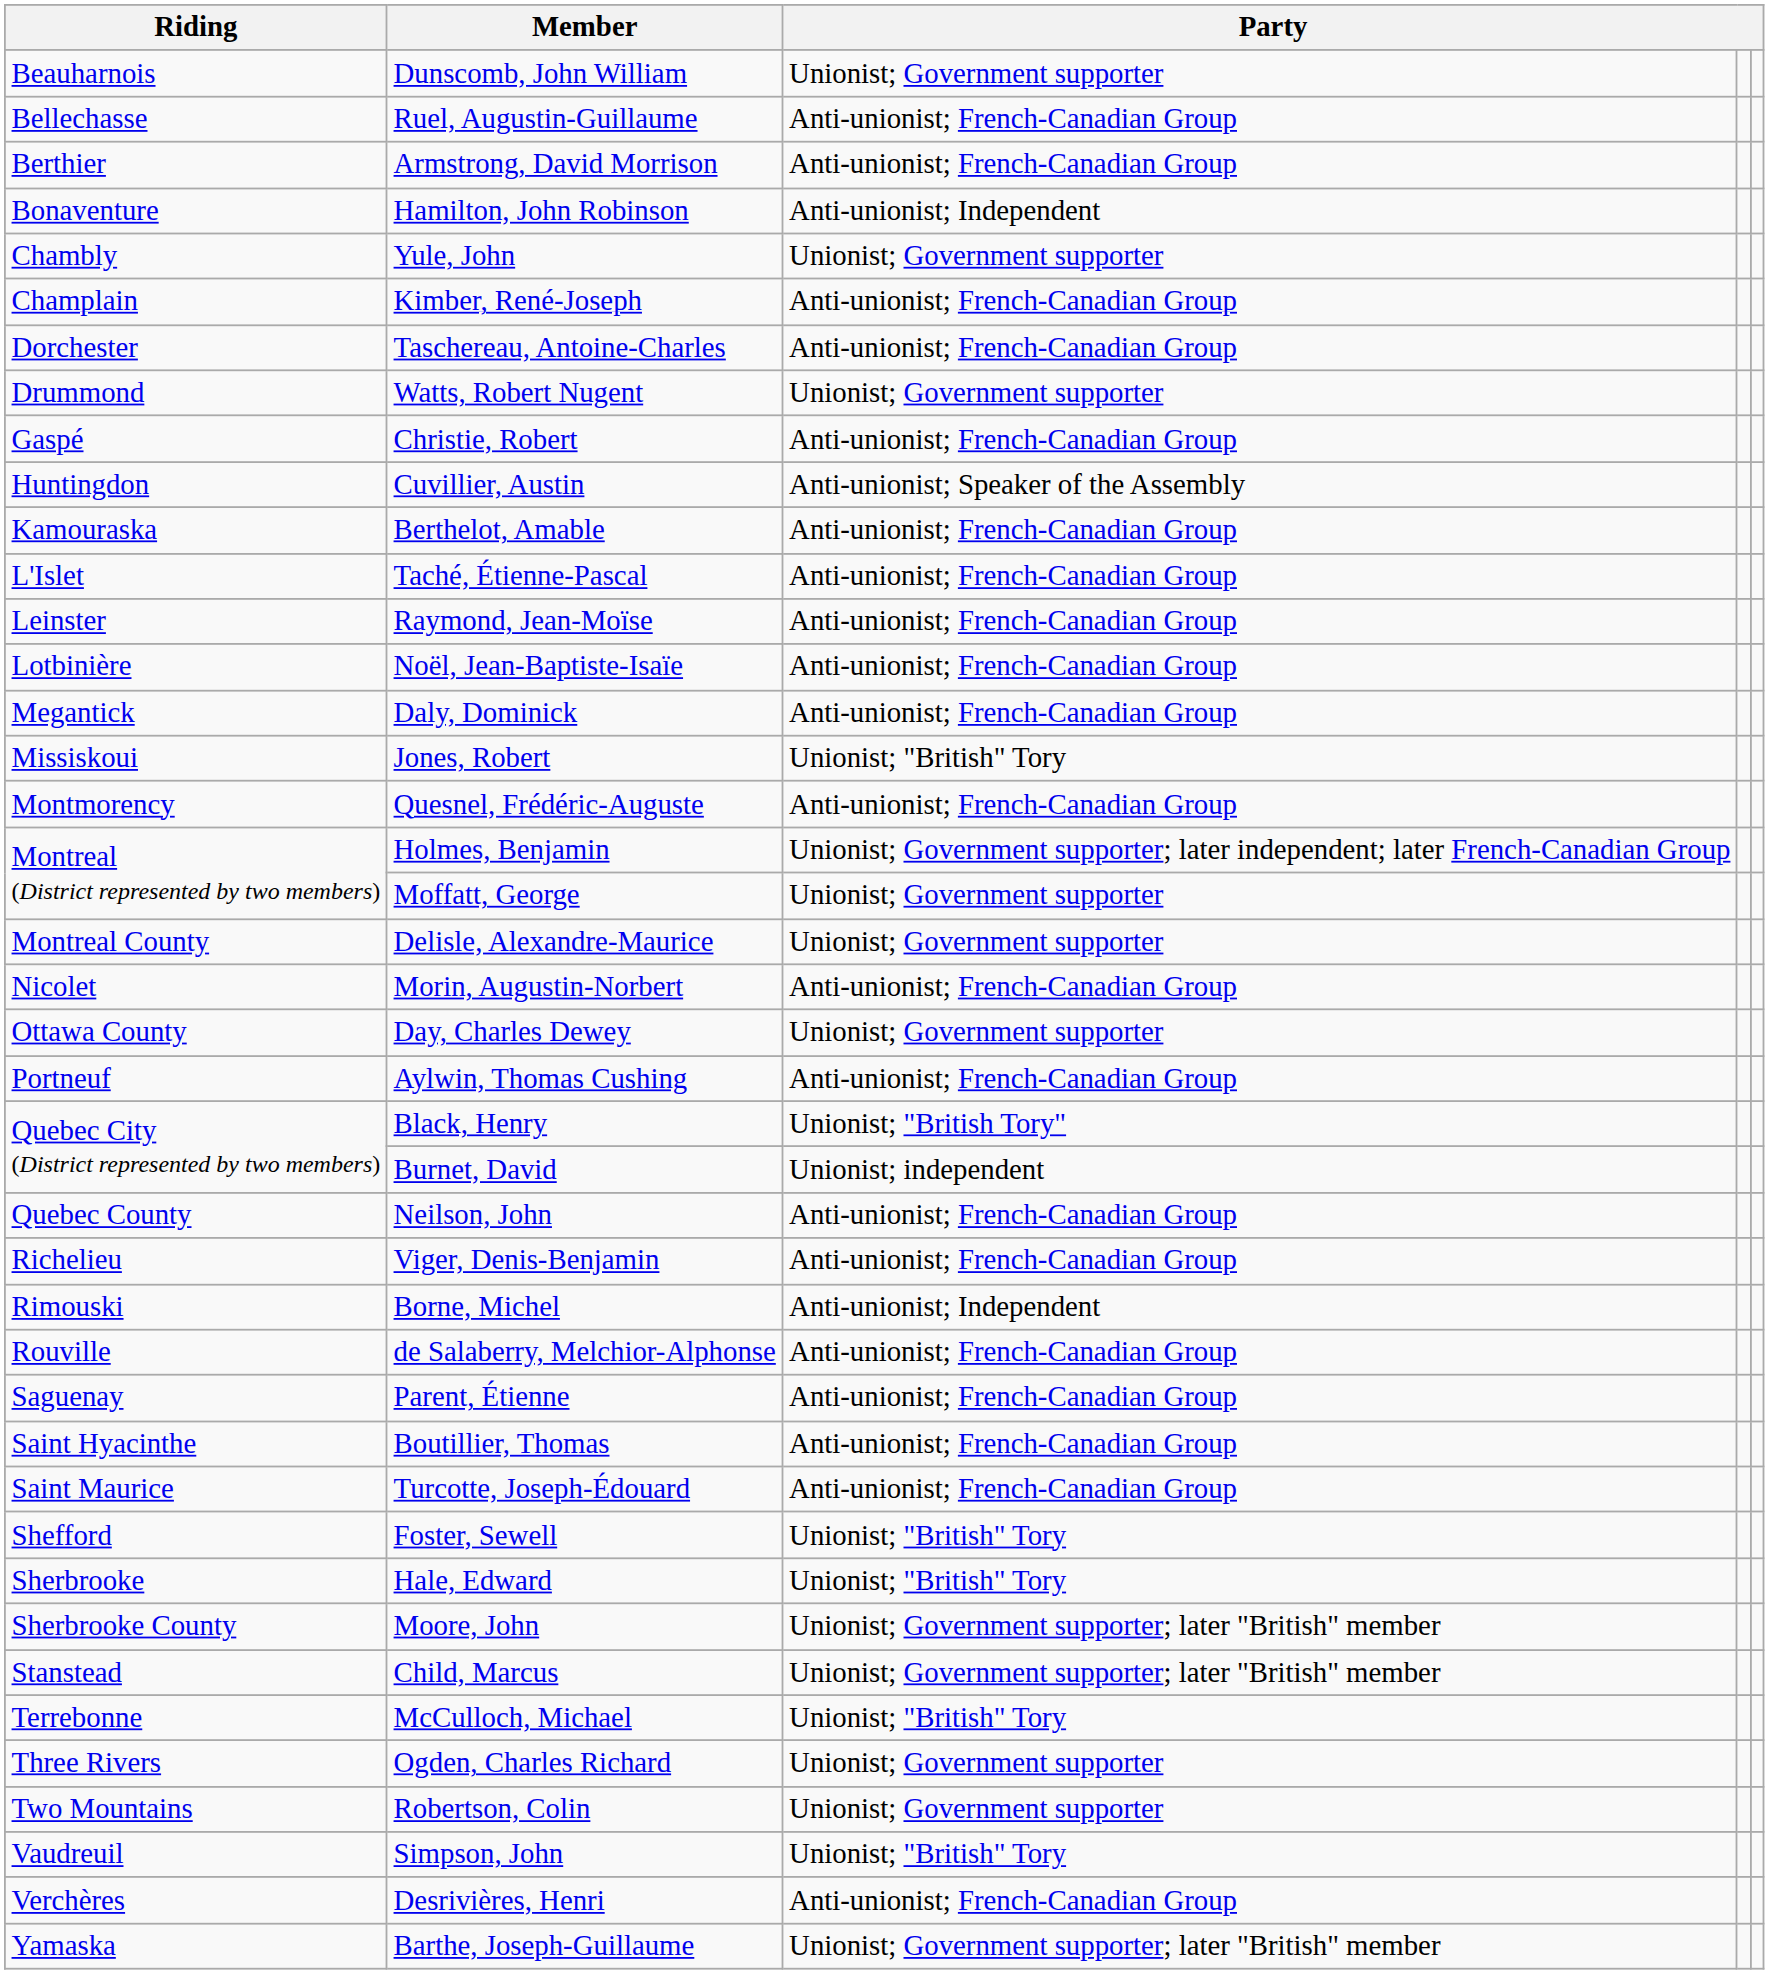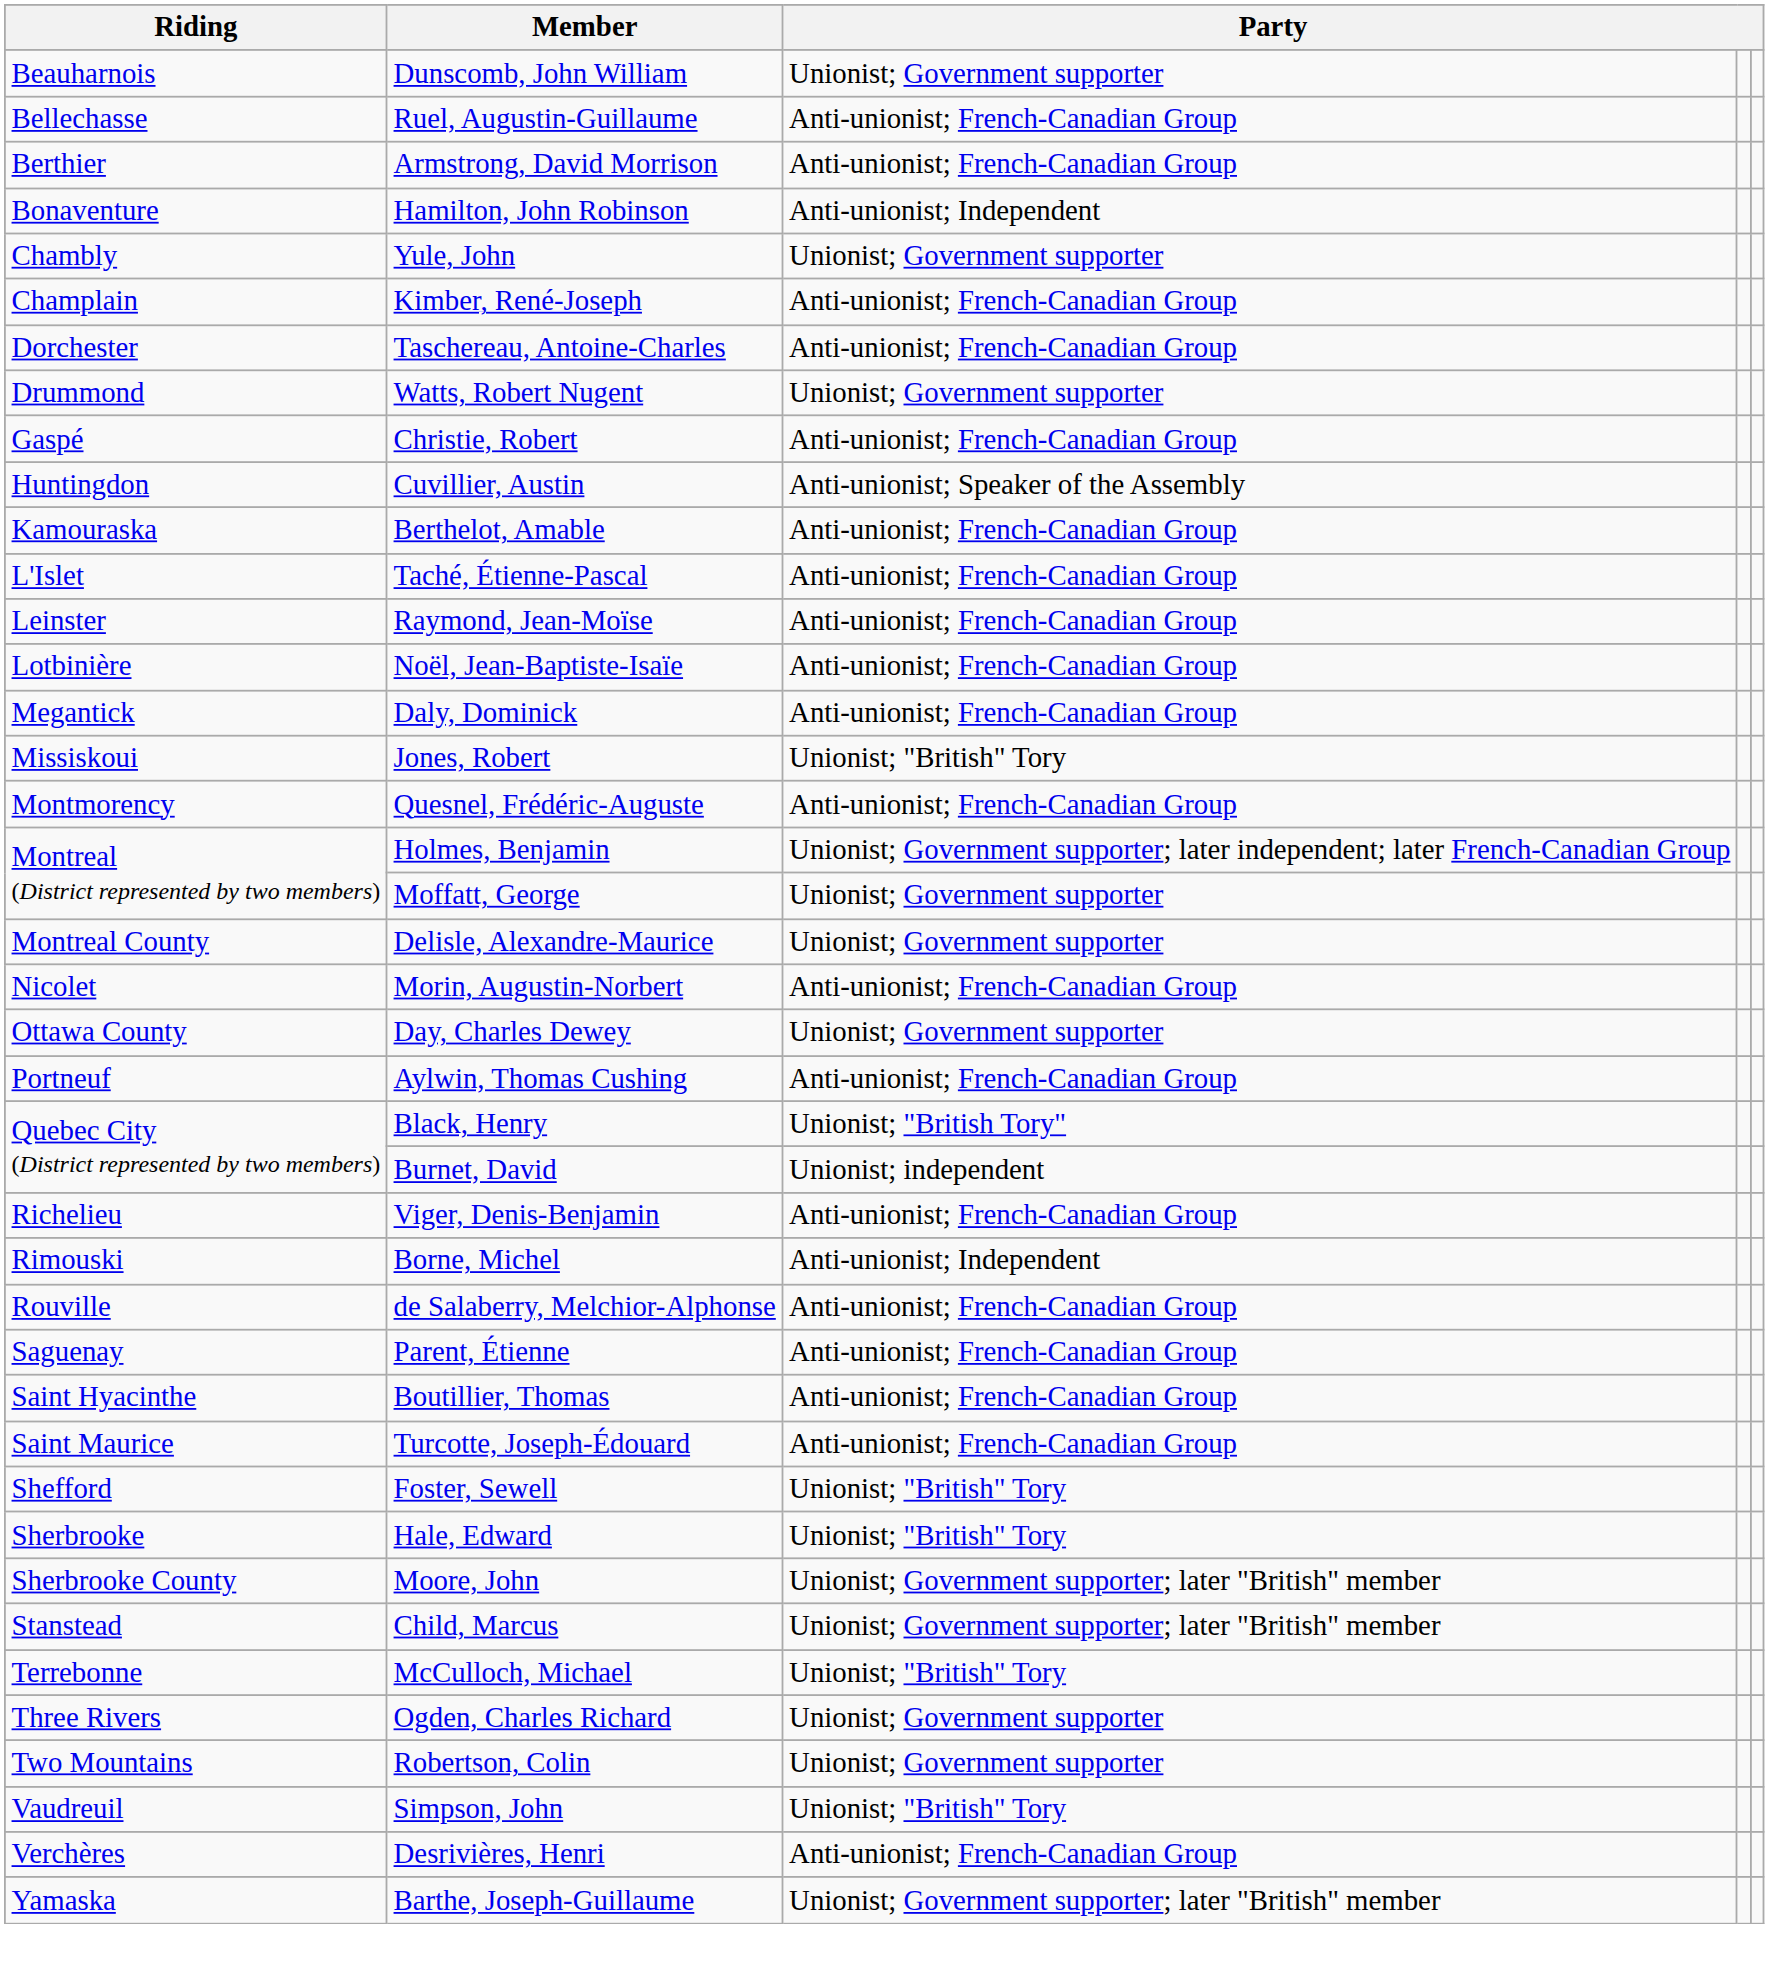- row: (473, 1214)
